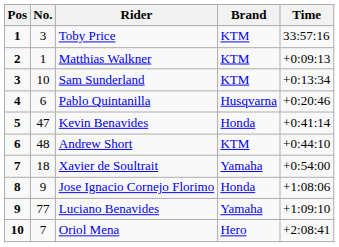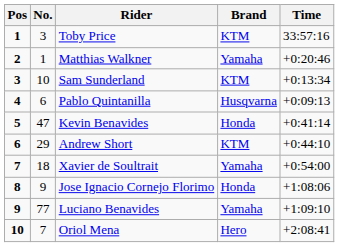(235, 57) KTM -> (241, 57) Yamaha
(307, 57) +0:09:13 -> (307, 57) +0:20:46
(307, 101) +0:20:46 -> (307, 101) +0:09:13
(43, 144) 48 -> (43, 144) 29
